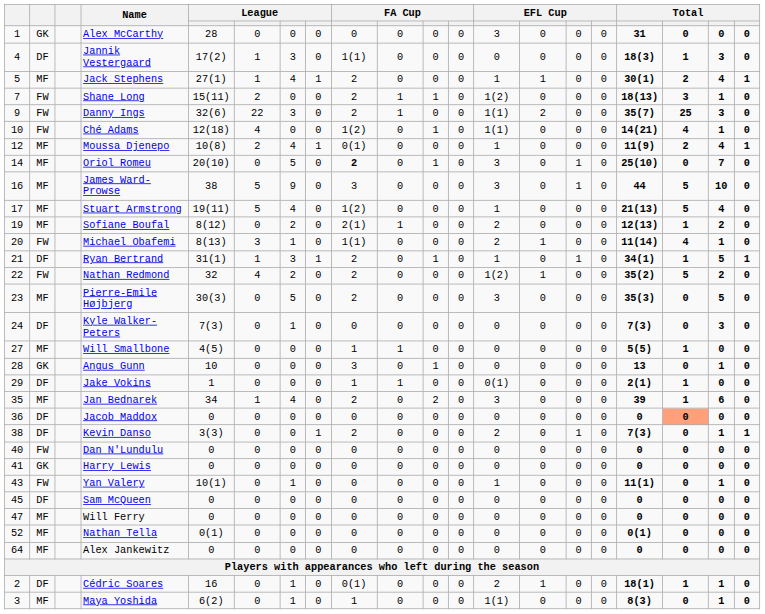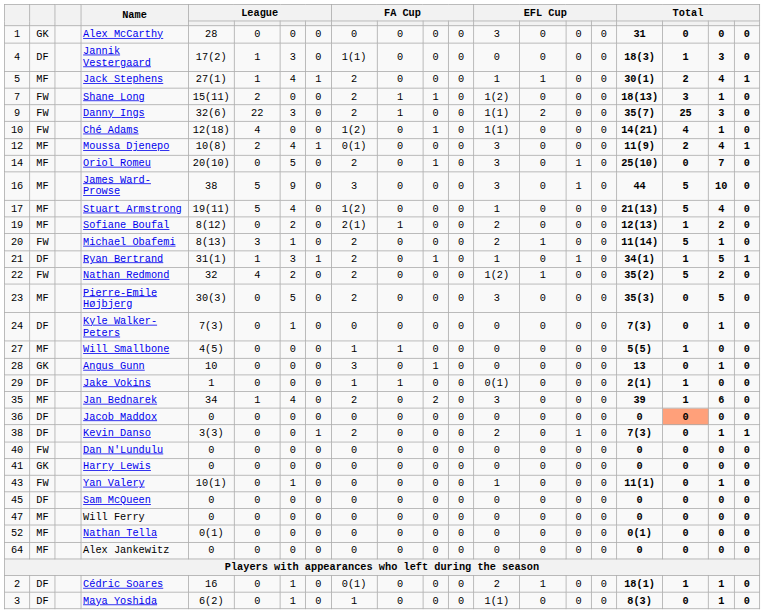(497, 147) 1 -> (497, 147) 3
(354, 163) bold -> (354, 163) normal
(354, 242) 1(1) -> (354, 242) 2
(686, 242) 4 -> (686, 242) 5
(721, 327) 3 -> (721, 327) 1
(43, 601) MF -> (43, 601) DF
